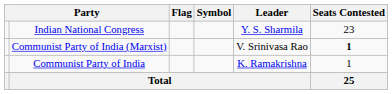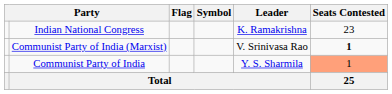(272, 30) Y. S. Sharmila -> (272, 30) K. Ramakrishna
(272, 64) K. Ramakrishna -> (272, 64) Y. S. Sharmila
(349, 64) no background -> (349, 64) lightsalmon background
